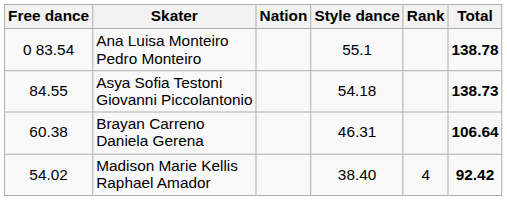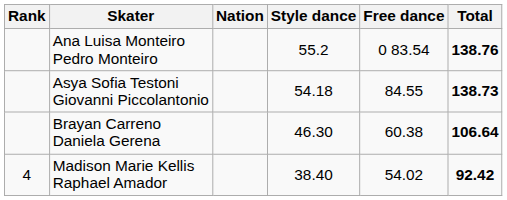columns swapped: (426, 16) <-> (49, 16)
(357, 49) 55.1 -> (314, 49) 55.2
(475, 49) 138.78 -> (475, 49) 138.76
(357, 132) 46.31 -> (314, 132) 46.30
